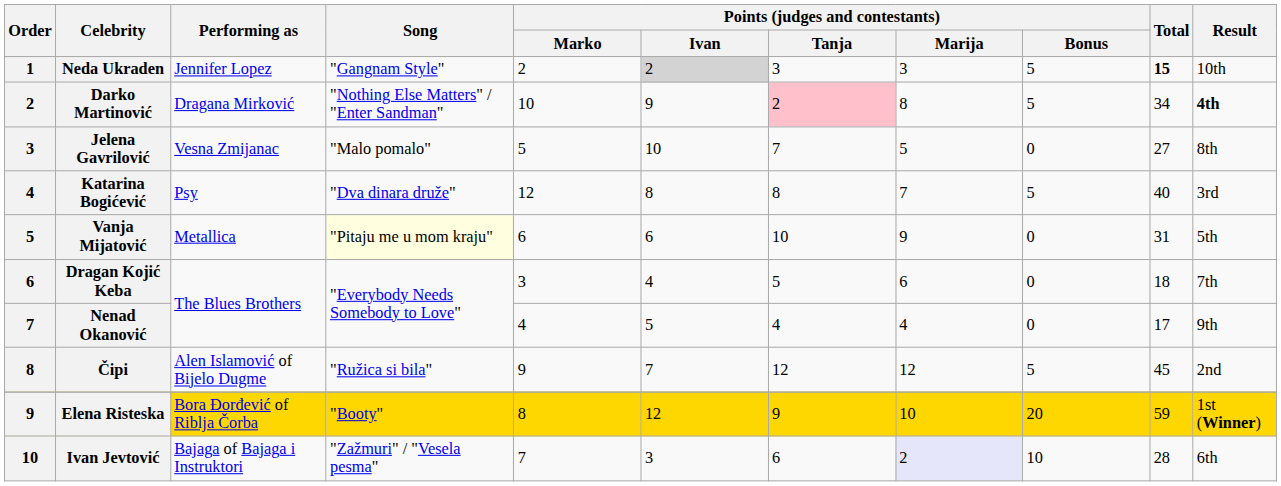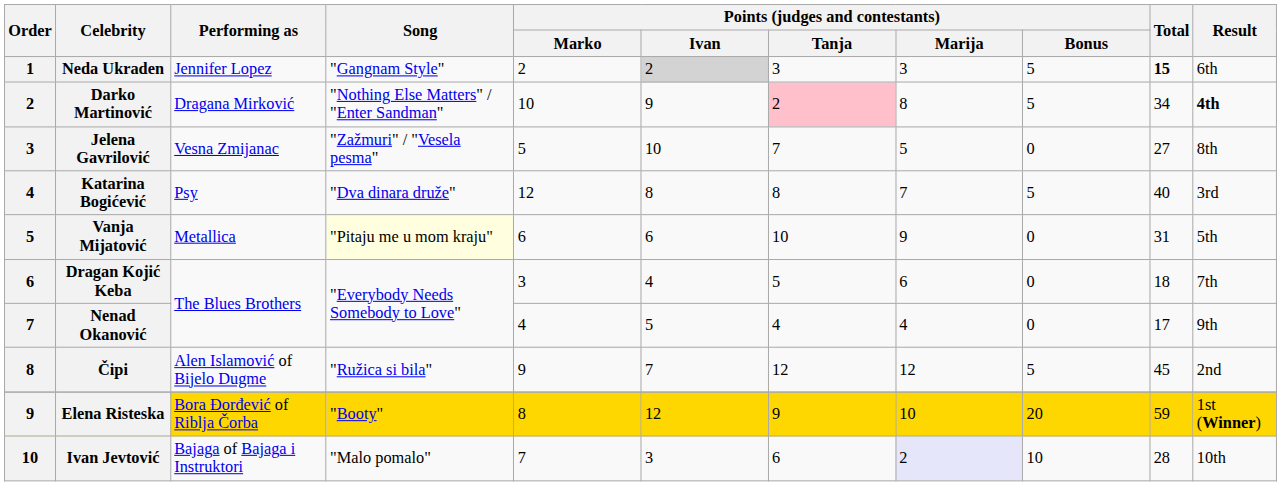(1211, 69) 10th -> (1207, 69) 6th
(380, 148) "Malo pomalo" -> (395, 148) "Zažmuri" / "Vesela pesma"
(395, 458) "Zažmuri" / "Vesela pesma" -> (380, 458) "Malo pomalo"
(1207, 458) 6th -> (1211, 458) 10th
